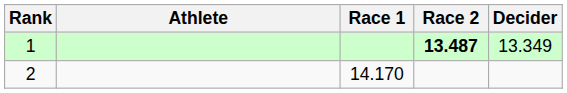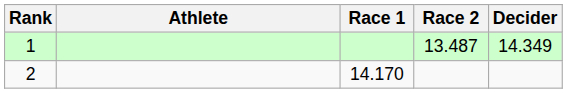(451, 46) bold -> (451, 46) normal
(525, 46) 13.349 -> (525, 46) 14.349
